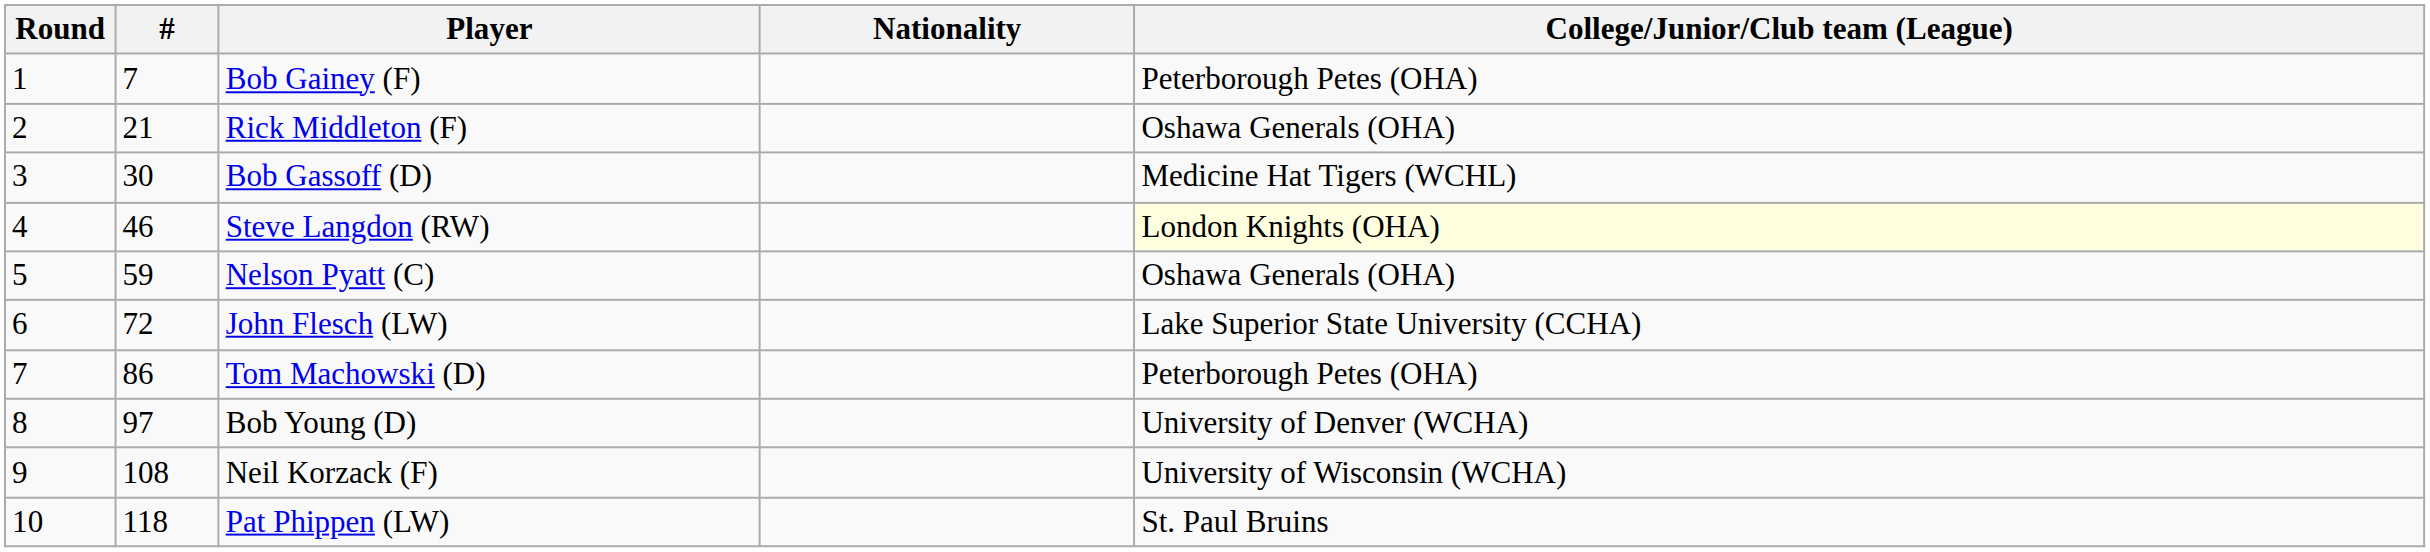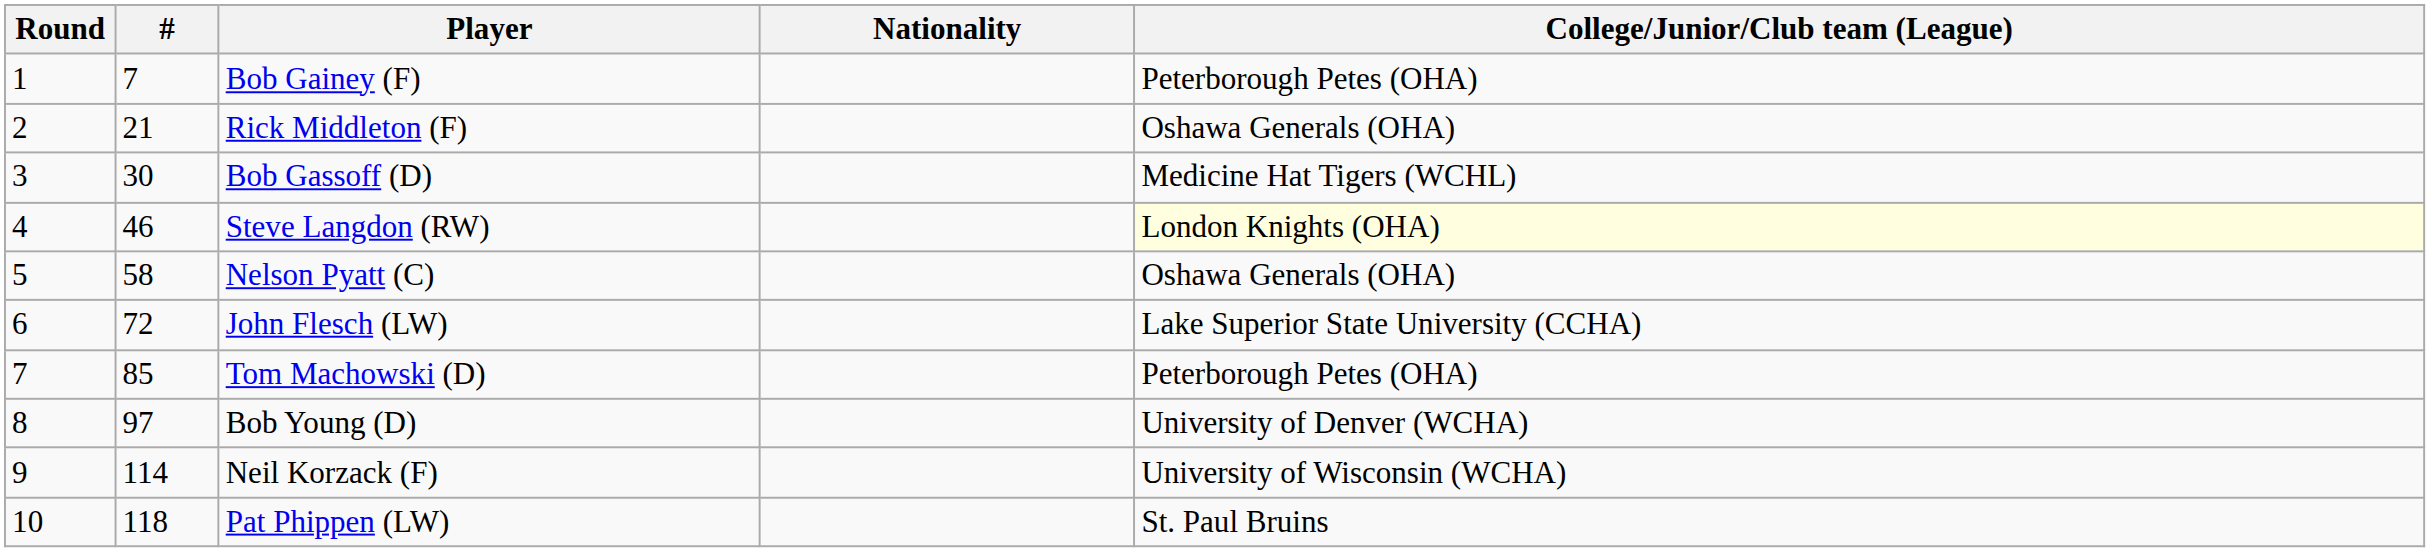(138, 275) 59 -> (138, 275) 58
(138, 373) 86 -> (138, 373) 85
(146, 472) 108 -> (145, 472) 114
